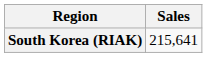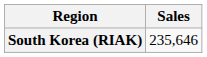(174, 40) 215,641 -> (174, 40) 235,646
